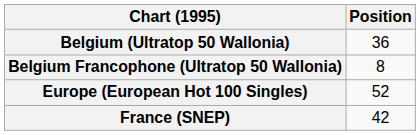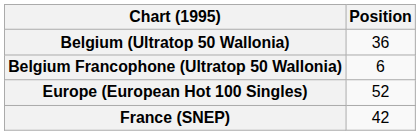(381, 67) 8 -> (381, 67) 6
